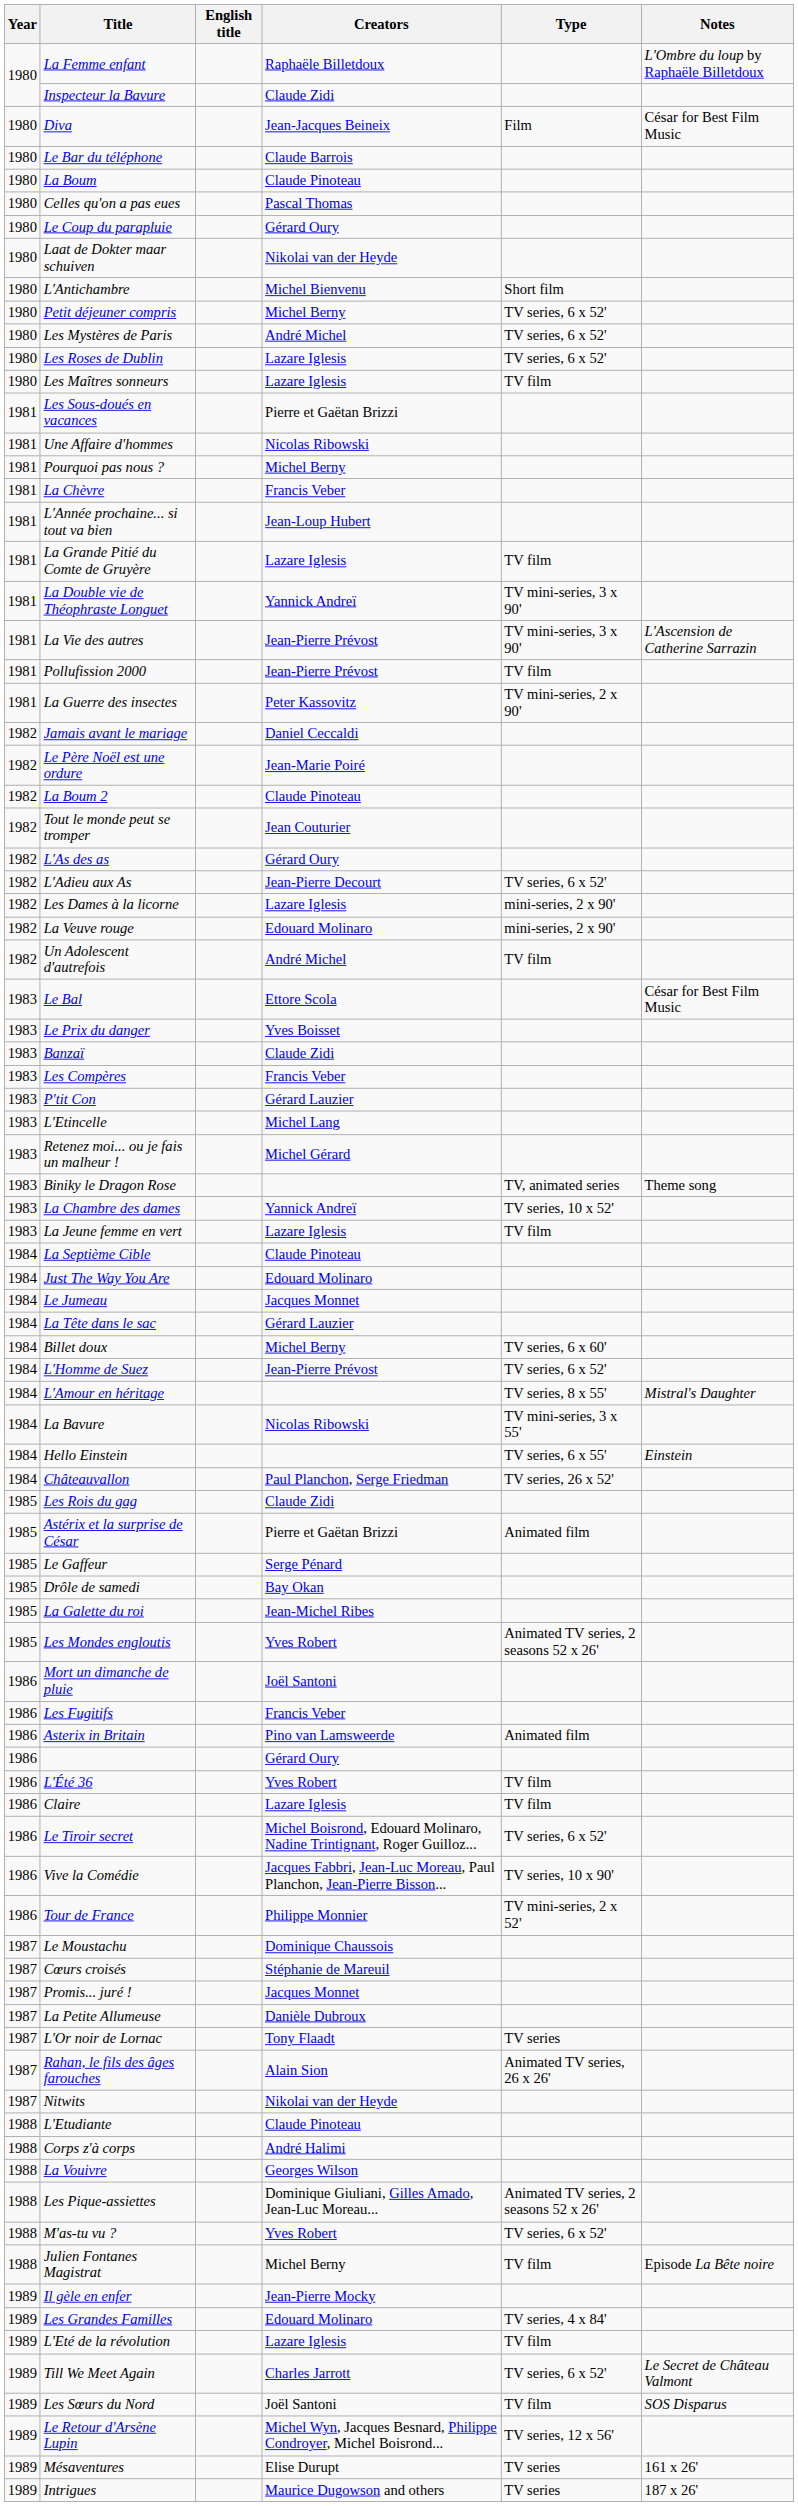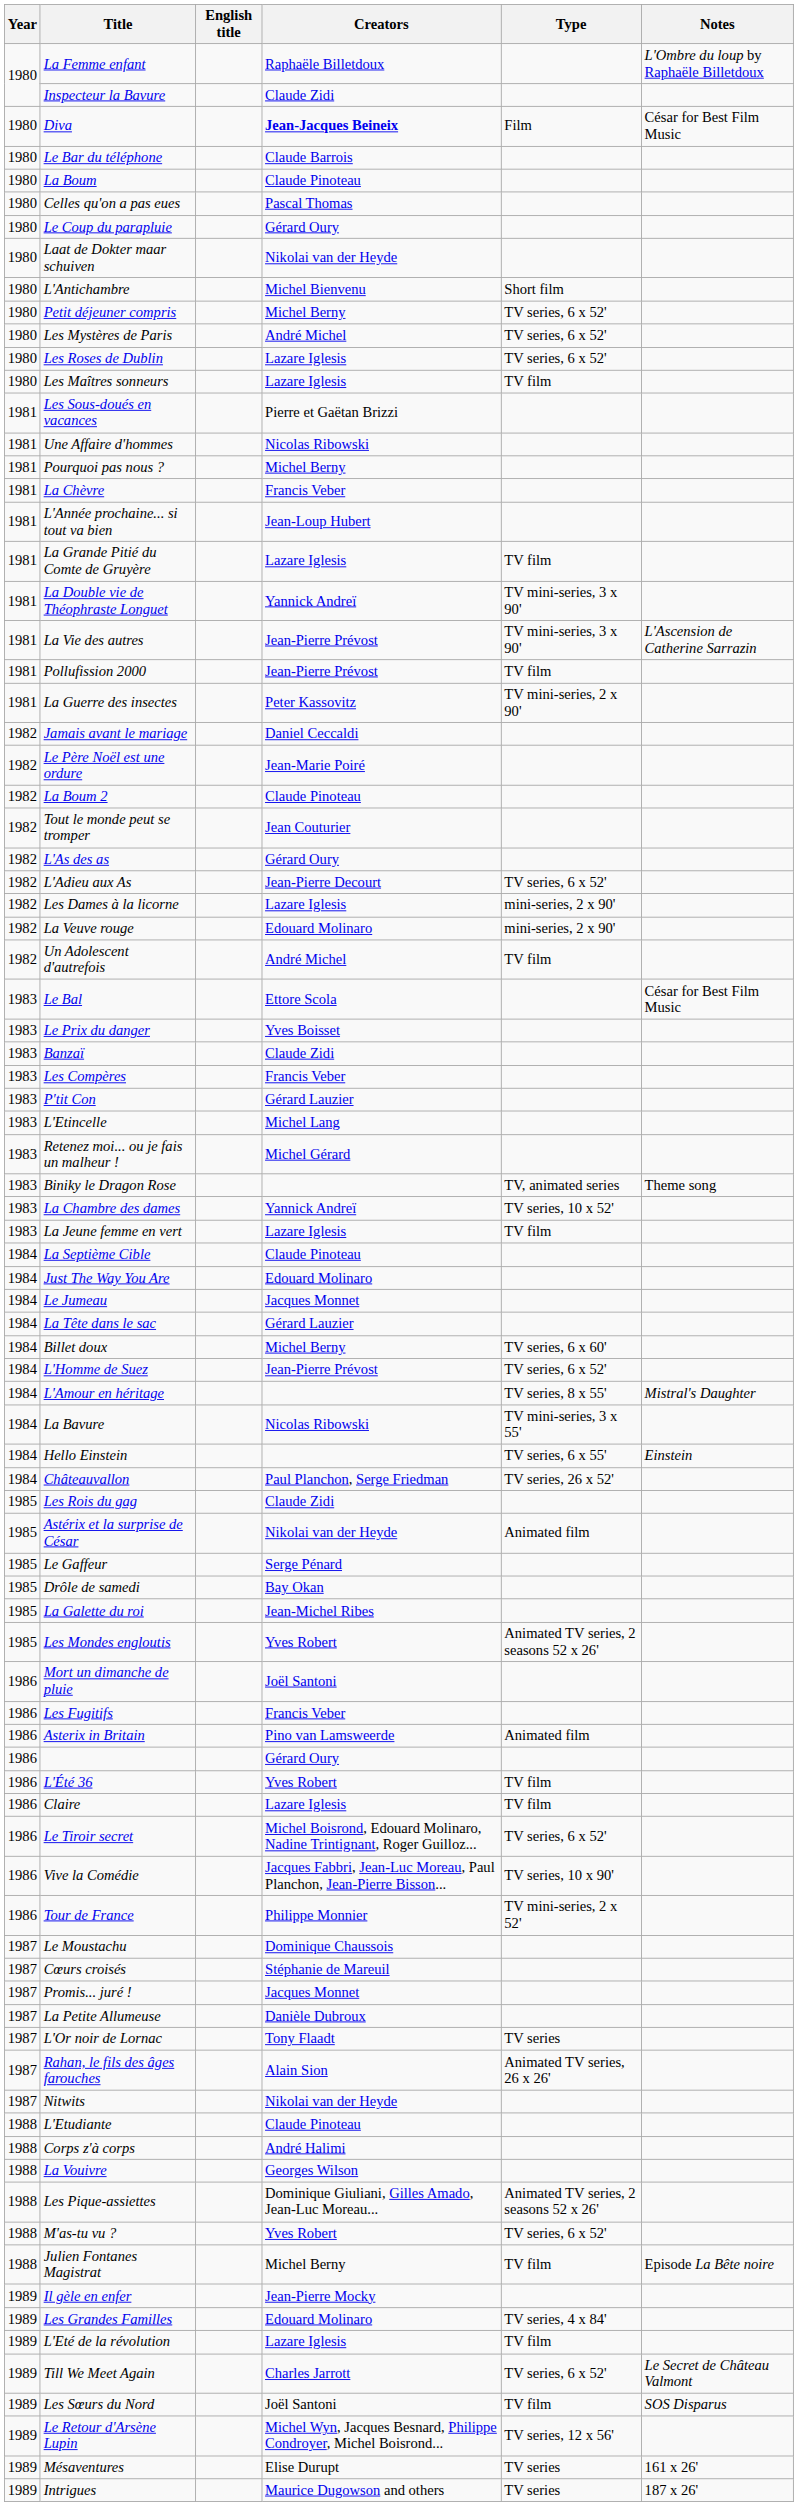(328, 126) normal -> (332, 126) bold
(332, 1533) Pierre et Gaëtan Brizzi -> (331, 1533) Nikolai van der Heyde
